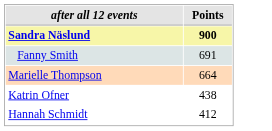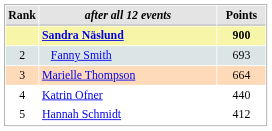+ column: (22, 15)
(208, 55) 691 -> (241, 55) 693
(208, 95) 438 -> (241, 95) 440
